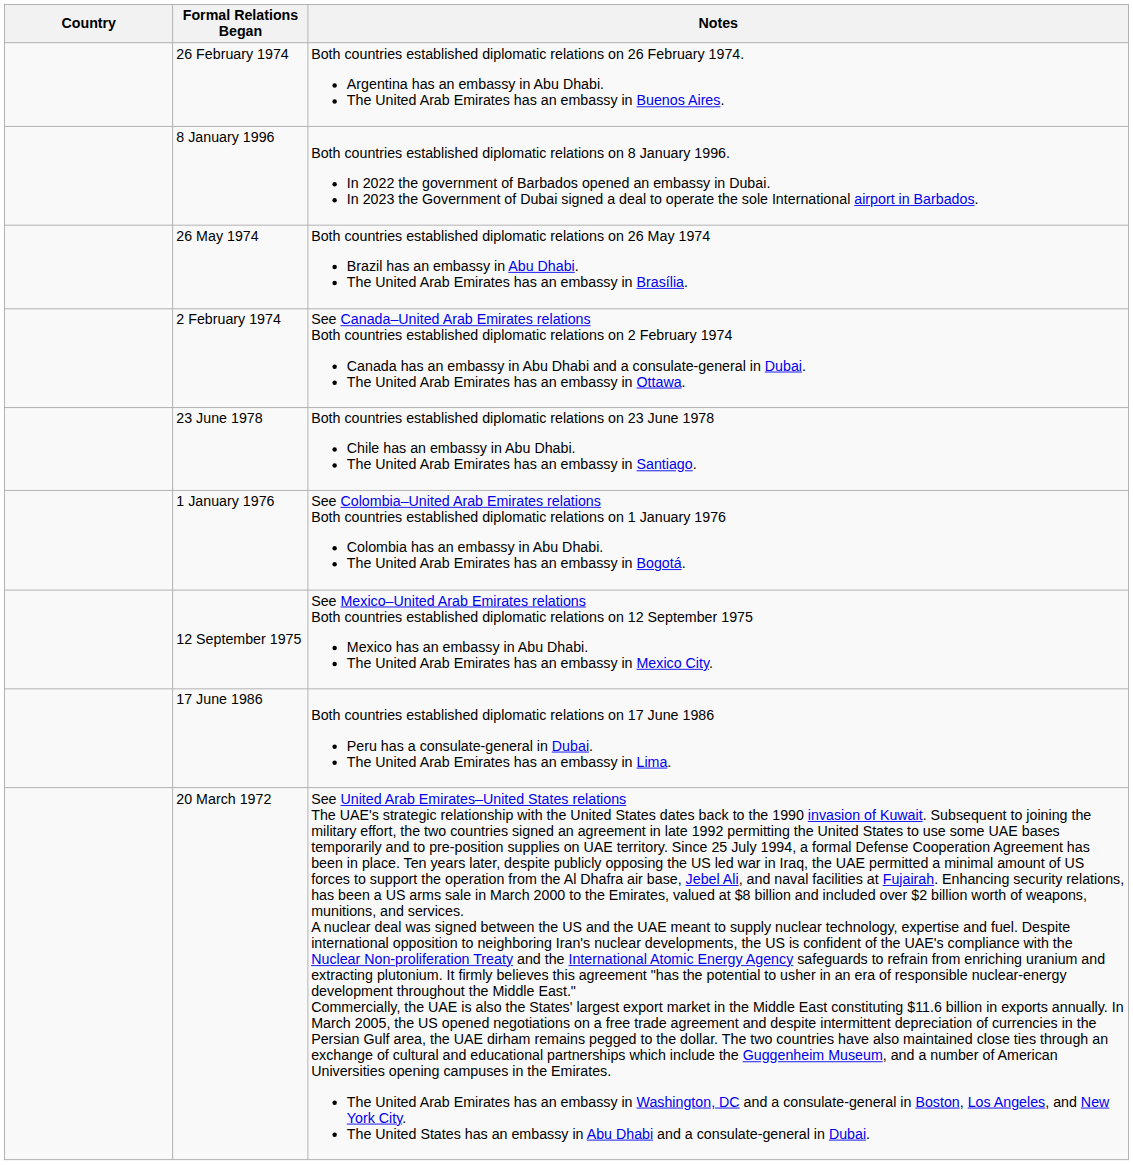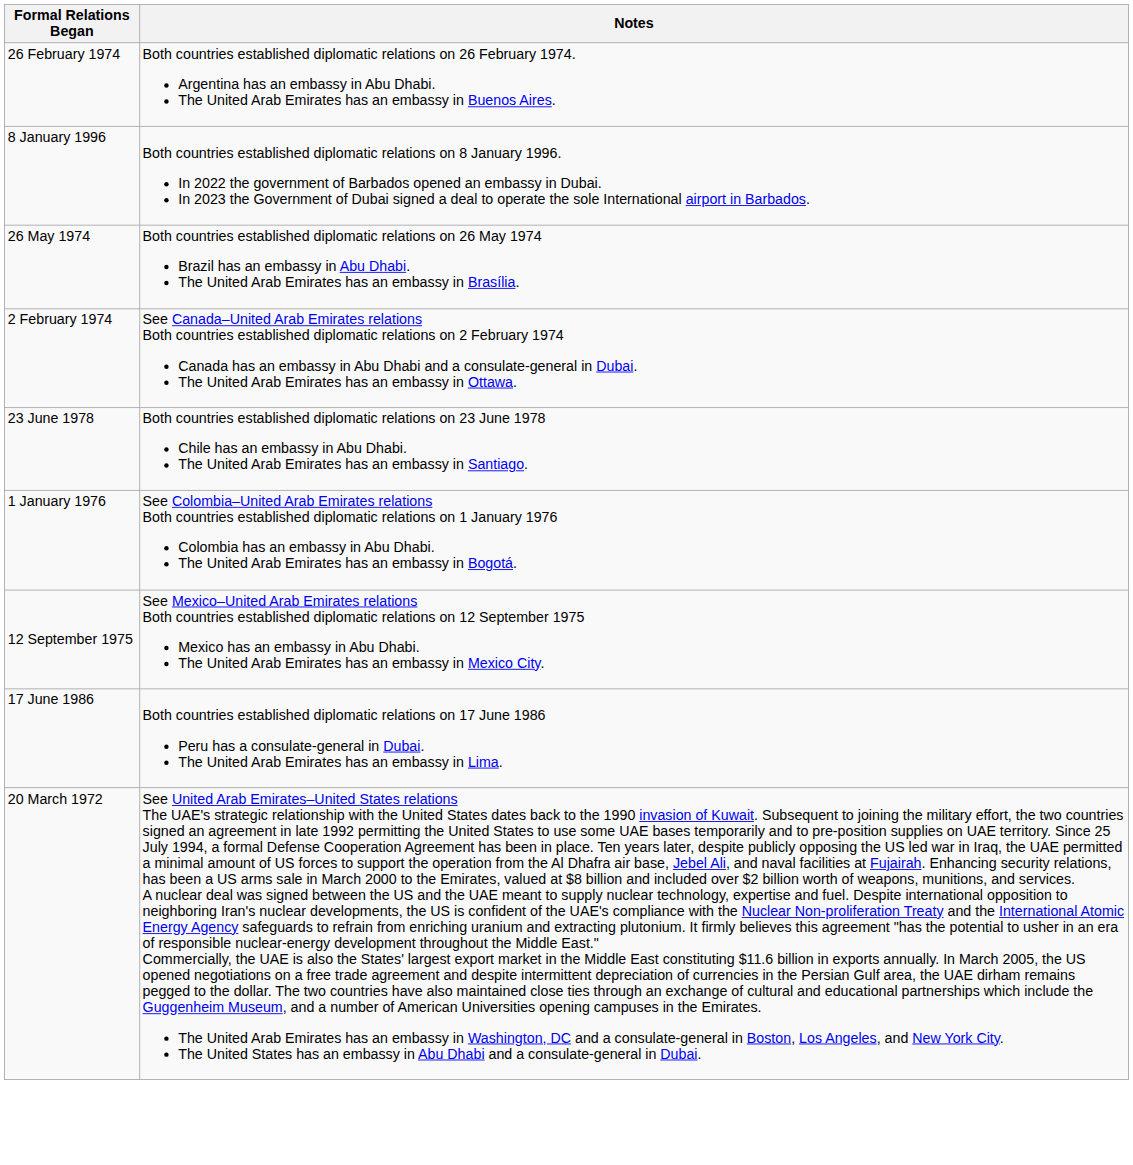- column: (89, 23)
